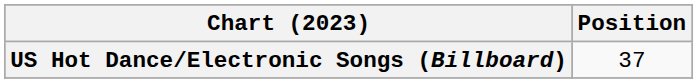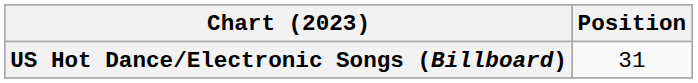(632, 60) 37 -> (632, 60) 31
